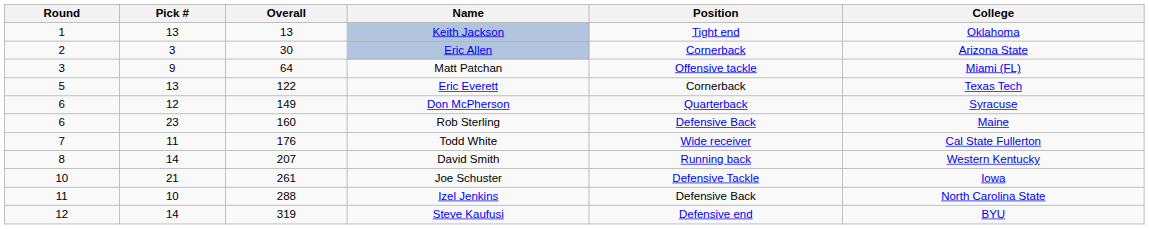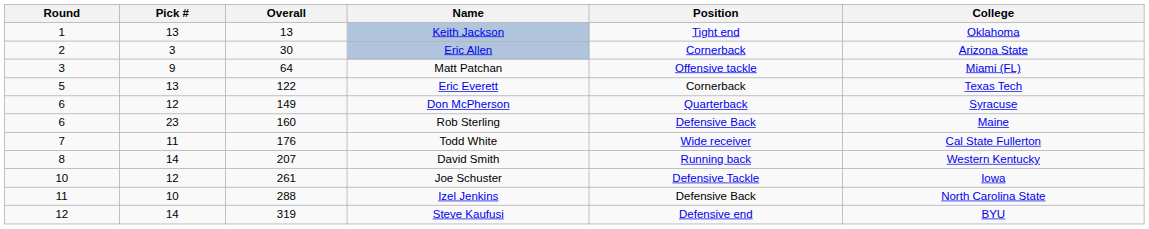(172, 178) 21 -> (172, 178) 12
